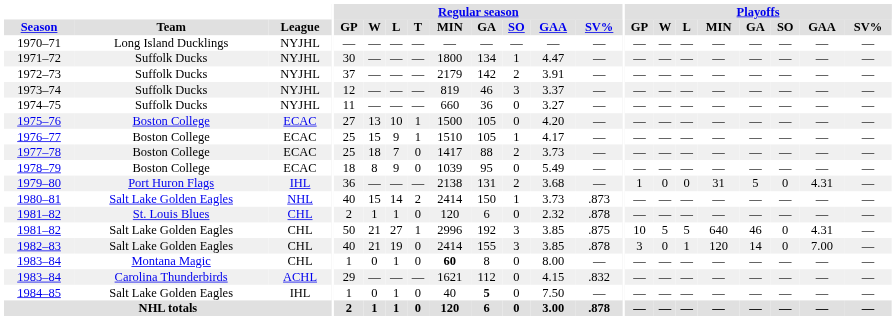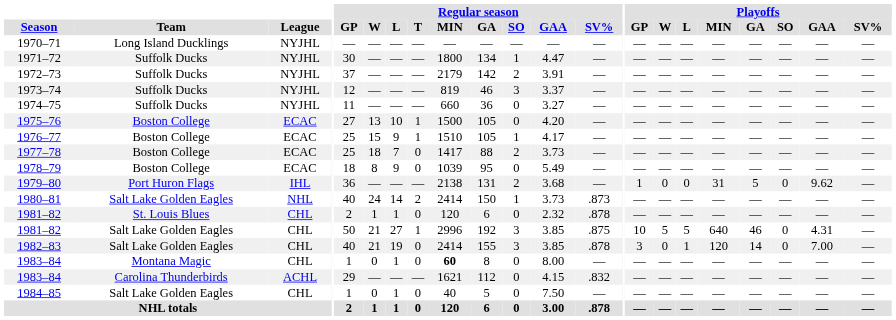(822, 183) 4.31 -> (822, 183) 9.62
(374, 199) 15 -> (374, 199) 24
(300, 292) IHL -> (300, 292) CHL
(487, 292) bold -> (487, 292) normal
